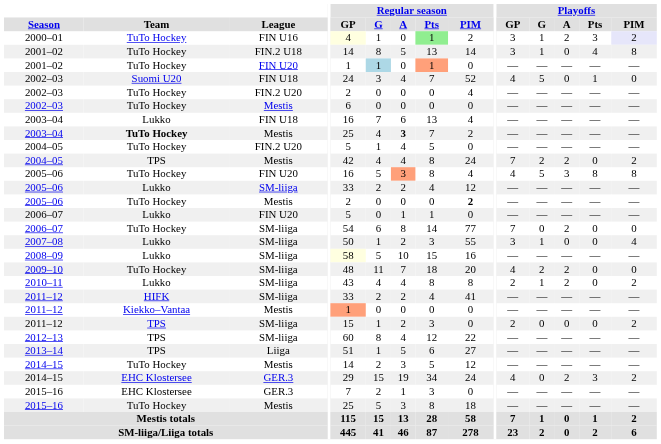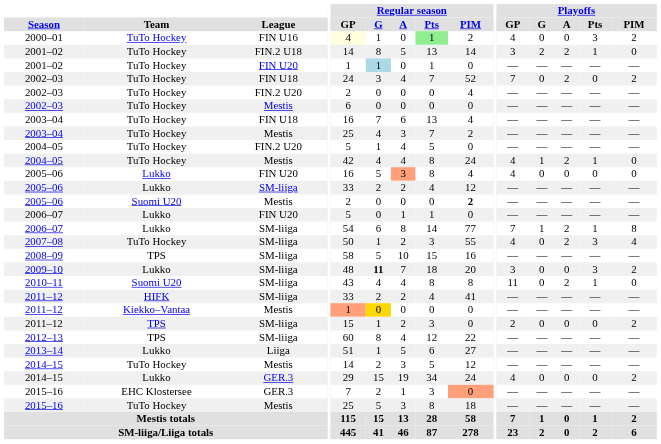(513, 38) 3 -> (513, 38) 4
(542, 38) 1 -> (542, 38) 0
(567, 38) 2 -> (567, 38) 0
(634, 38) lavender background -> (634, 38) no background
(542, 51) 1 -> (542, 51) 2
(567, 51) 0 -> (567, 51) 2
(595, 51) 4 -> (595, 51) 1
(634, 51) 8 -> (634, 51) 0
(432, 65) lightsalmon background -> (432, 65) no background
(157, 78) Suomi U20 -> (157, 78) TuTo Hockey
(513, 78) 4 -> (513, 78) 7
(542, 78) 5 -> (542, 78) 0
(567, 78) 0 -> (567, 78) 2
(595, 78) 1 -> (595, 78) 0
(634, 78) 0 -> (634, 78) 2
(157, 119) Lukko -> (157, 119) TuTo Hockey
(157, 133) bold -> (157, 133) normal
(403, 133) bold -> (403, 133) normal
(157, 160) TPS -> (157, 160) TuTo Hockey
(513, 160) 7 -> (513, 160) 4
(542, 160) 2 -> (542, 160) 1
(595, 160) 0 -> (595, 160) 1
(634, 160) 2 -> (634, 160) 0
(157, 174) TuTo Hockey -> (157, 174) Lukko
(542, 174) 5 -> (542, 174) 0
(567, 174) 3 -> (567, 174) 0
(595, 174) 8 -> (595, 174) 0
(634, 174) 8 -> (634, 174) 0
(157, 201) TuTo Hockey -> (157, 201) Suomi U20
(157, 228) TuTo Hockey -> (157, 228) Lukko
(542, 228) 0 -> (542, 228) 1
(595, 228) 0 -> (595, 228) 1
(634, 228) 0 -> (634, 228) 8
(157, 242) Lukko -> (157, 242) TuTo Hockey
(513, 242) 3 -> (513, 242) 4
(542, 242) 1 -> (542, 242) 0
(567, 242) 0 -> (567, 242) 2
(595, 242) 0 -> (595, 242) 3
(157, 255) Lukko -> (157, 255) TPS
(348, 255) lightyellow background -> (348, 255) no background
(157, 269) TuTo Hockey -> (157, 269) Lukko
(378, 269) normal -> (378, 269) bold
(513, 269) 4 -> (513, 269) 3
(542, 269) 2 -> (542, 269) 0
(567, 269) 2 -> (567, 269) 0
(595, 269) 0 -> (595, 269) 3
(634, 269) 0 -> (634, 269) 2
(157, 282) Lukko -> (157, 282) Suomi U20
(513, 282) 2 -> (513, 282) 11
(542, 282) 1 -> (542, 282) 0
(595, 282) 0 -> (595, 282) 1
(634, 282) 2 -> (634, 282) 0
(378, 310) no background -> (378, 310) gold background
(157, 350) TPS -> (157, 350) Lukko
(157, 378) EHC Klostersee -> (157, 378) Lukko
(567, 378) 2 -> (567, 378) 0
(595, 378) 3 -> (595, 378) 0
(471, 391) no background -> (471, 391) lightsalmon background
